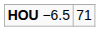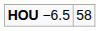(84, 15) 71 -> (84, 15) 58
